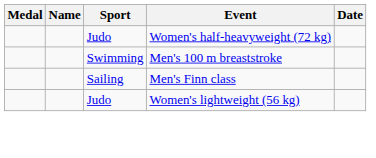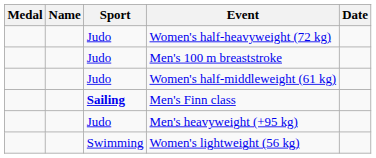(115, 57) Swimming -> (99, 57) Judo
+ row: (243, 79)
(105, 79) normal -> (106, 100) bold
+ row: (224, 121)
(99, 100) Judo -> (115, 143) Swimming
